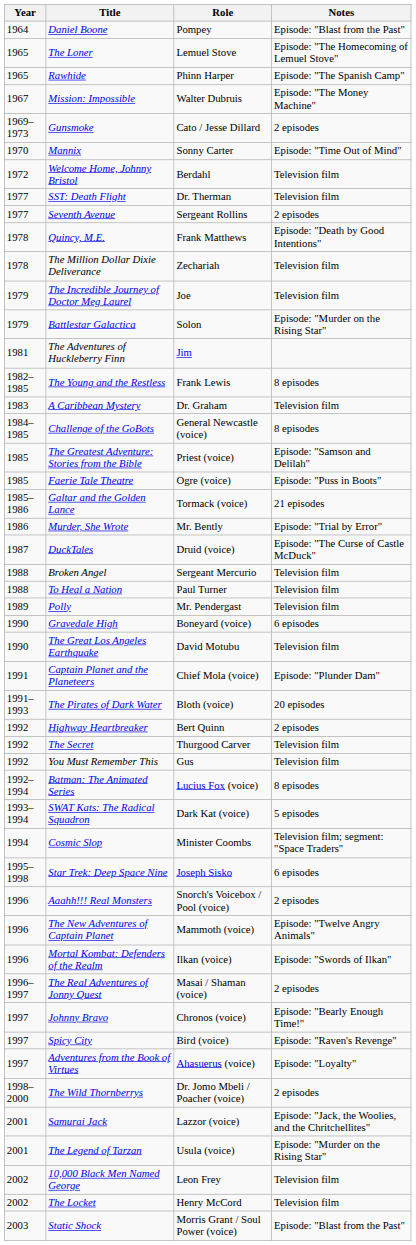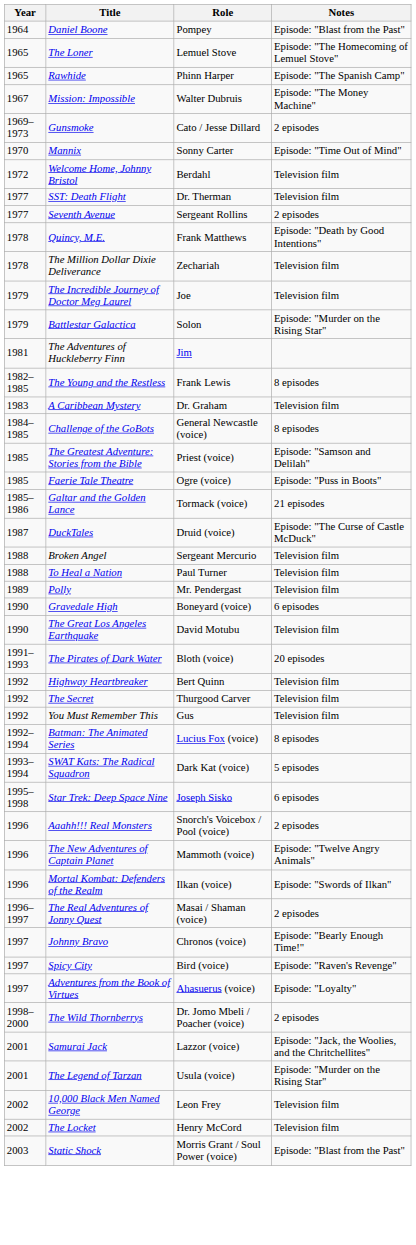- row: (88, 526)
- row: (98, 675)
(297, 728) 2 episodes -> (307, 681) Television film
- row: (75, 843)
